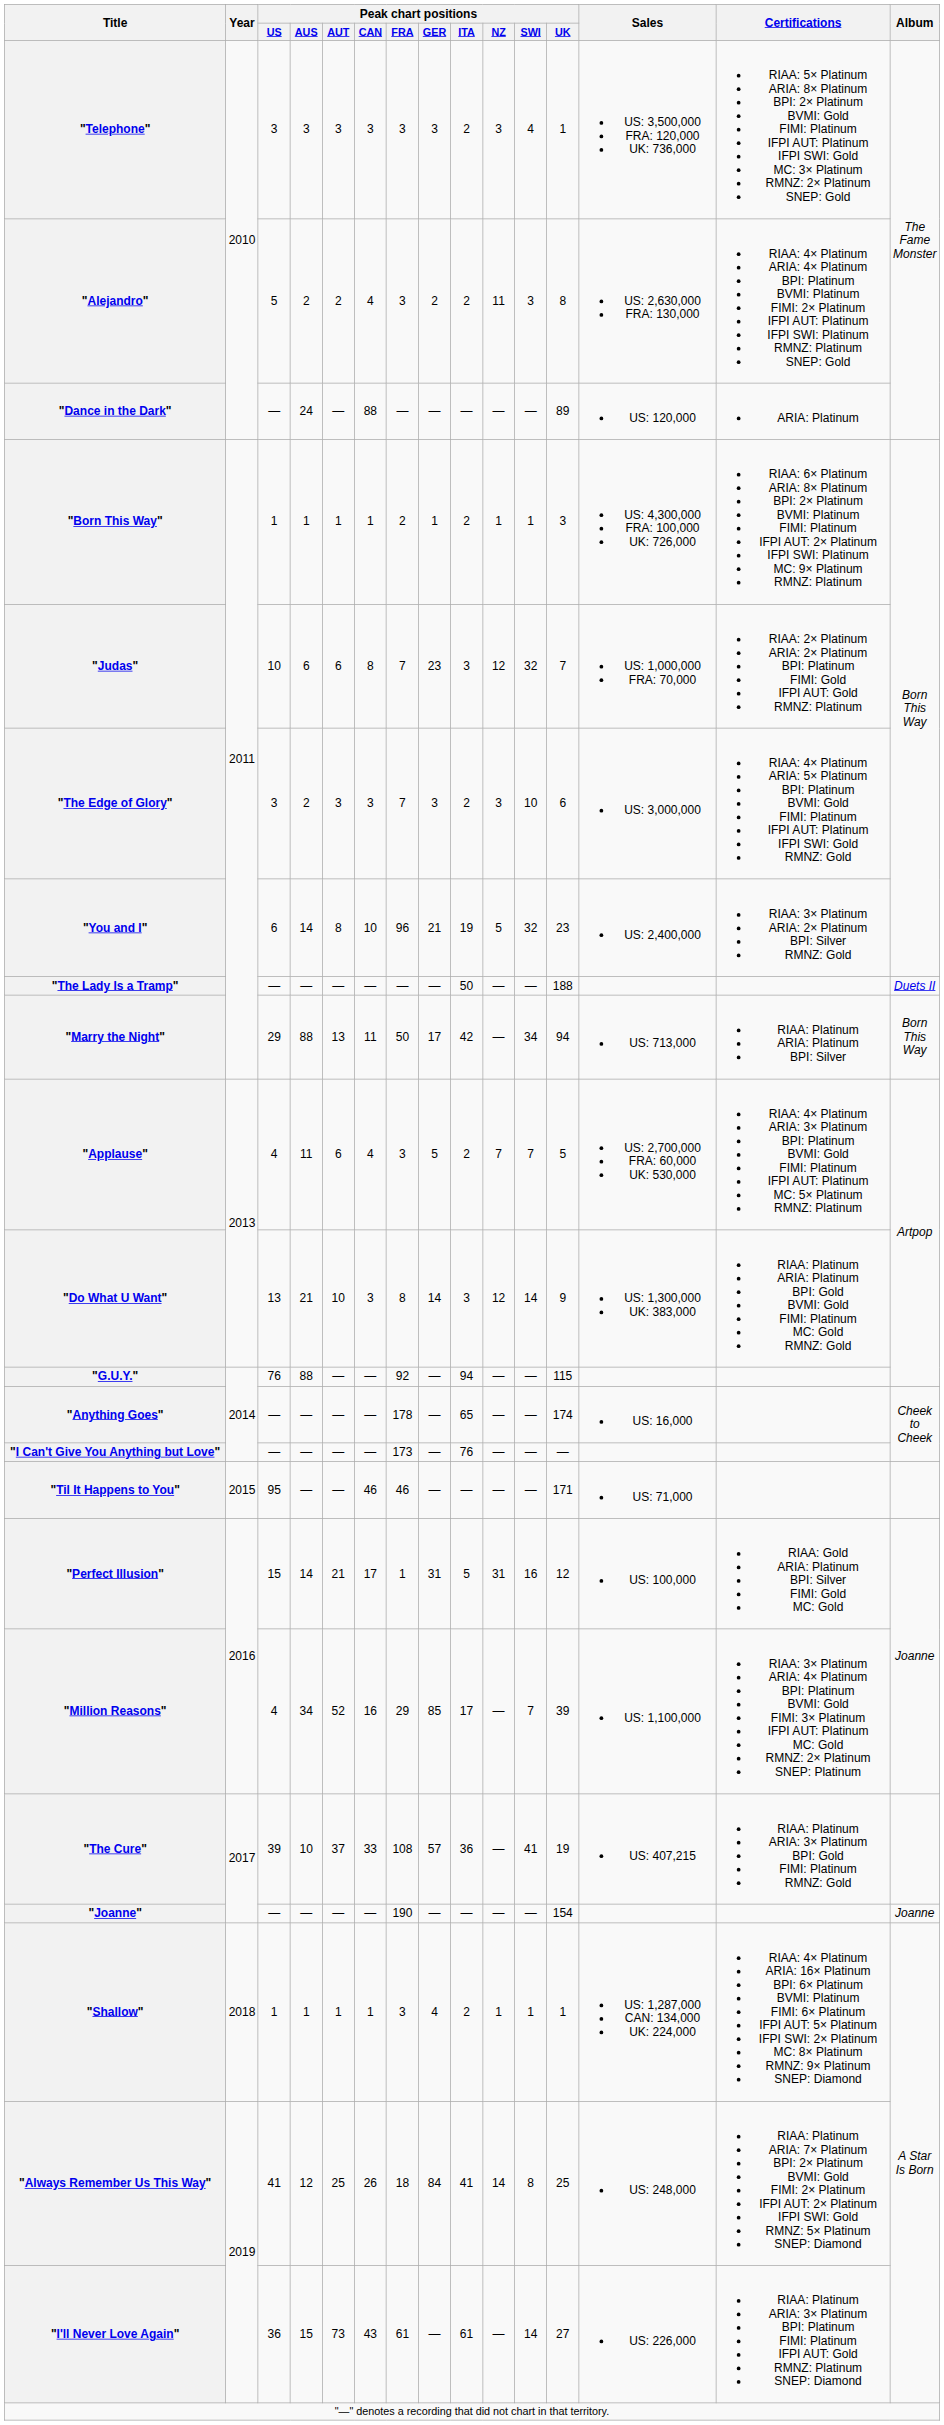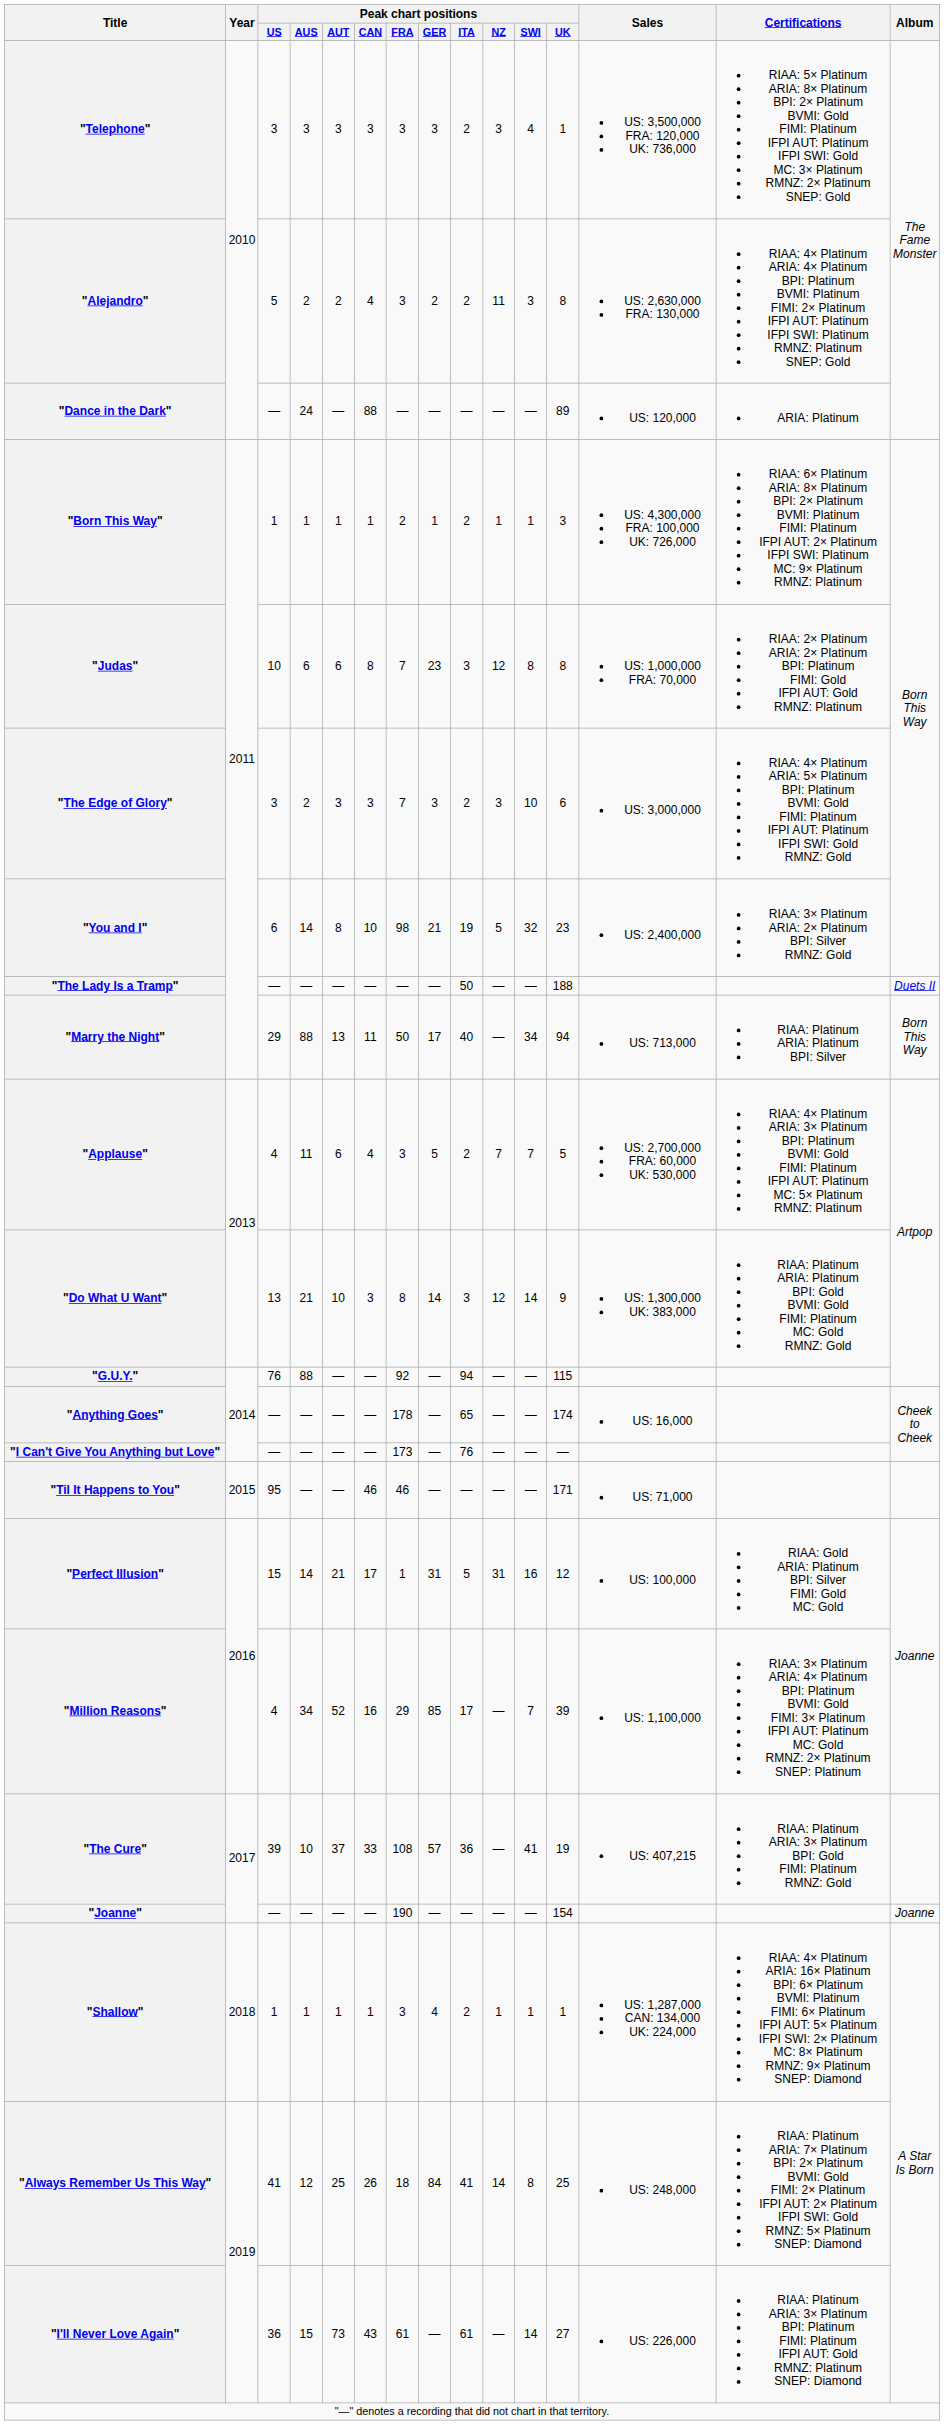(531, 666) 32 -> (531, 666) 8
(563, 666) 7 -> (563, 666) 8
(402, 927) 96 -> (402, 927) 98
(467, 1037) 42 -> (467, 1037) 40
